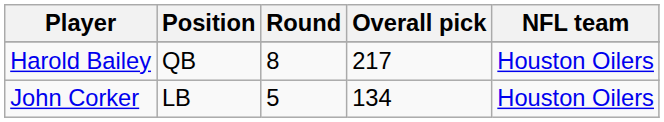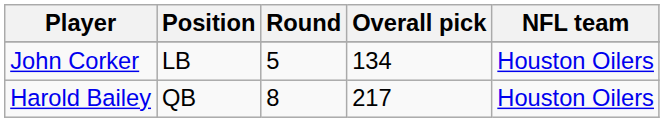rows swapped: (75, 98) <-> (81, 60)
